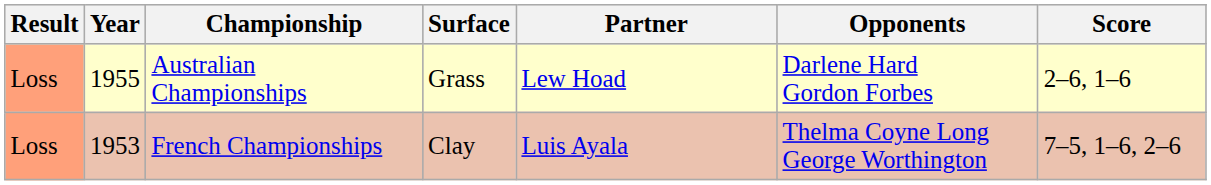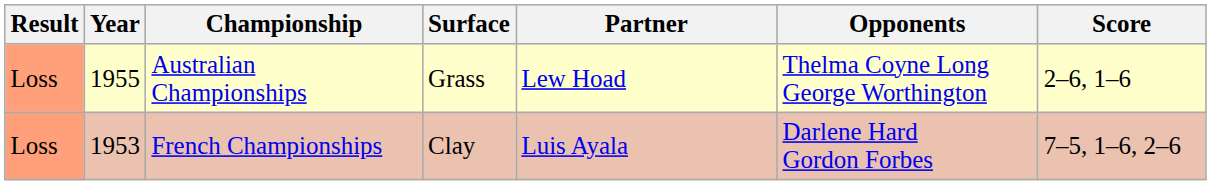(858, 77) Darlene Hard Gordon Forbes -> (886, 77) Thelma Coyne Long George Worthington
(886, 145) Thelma Coyne Long George Worthington -> (858, 145) Darlene Hard Gordon Forbes
